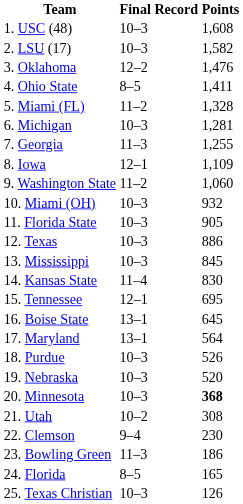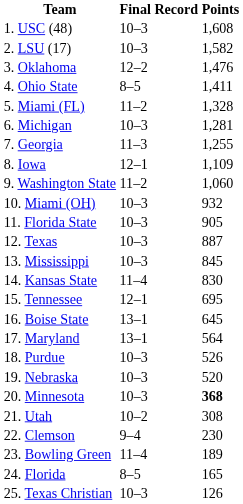(212, 241) 886 -> (212, 241) 887
(133, 454) 11–3 -> (133, 454) 11–4
(212, 454) 186 -> (212, 454) 189
